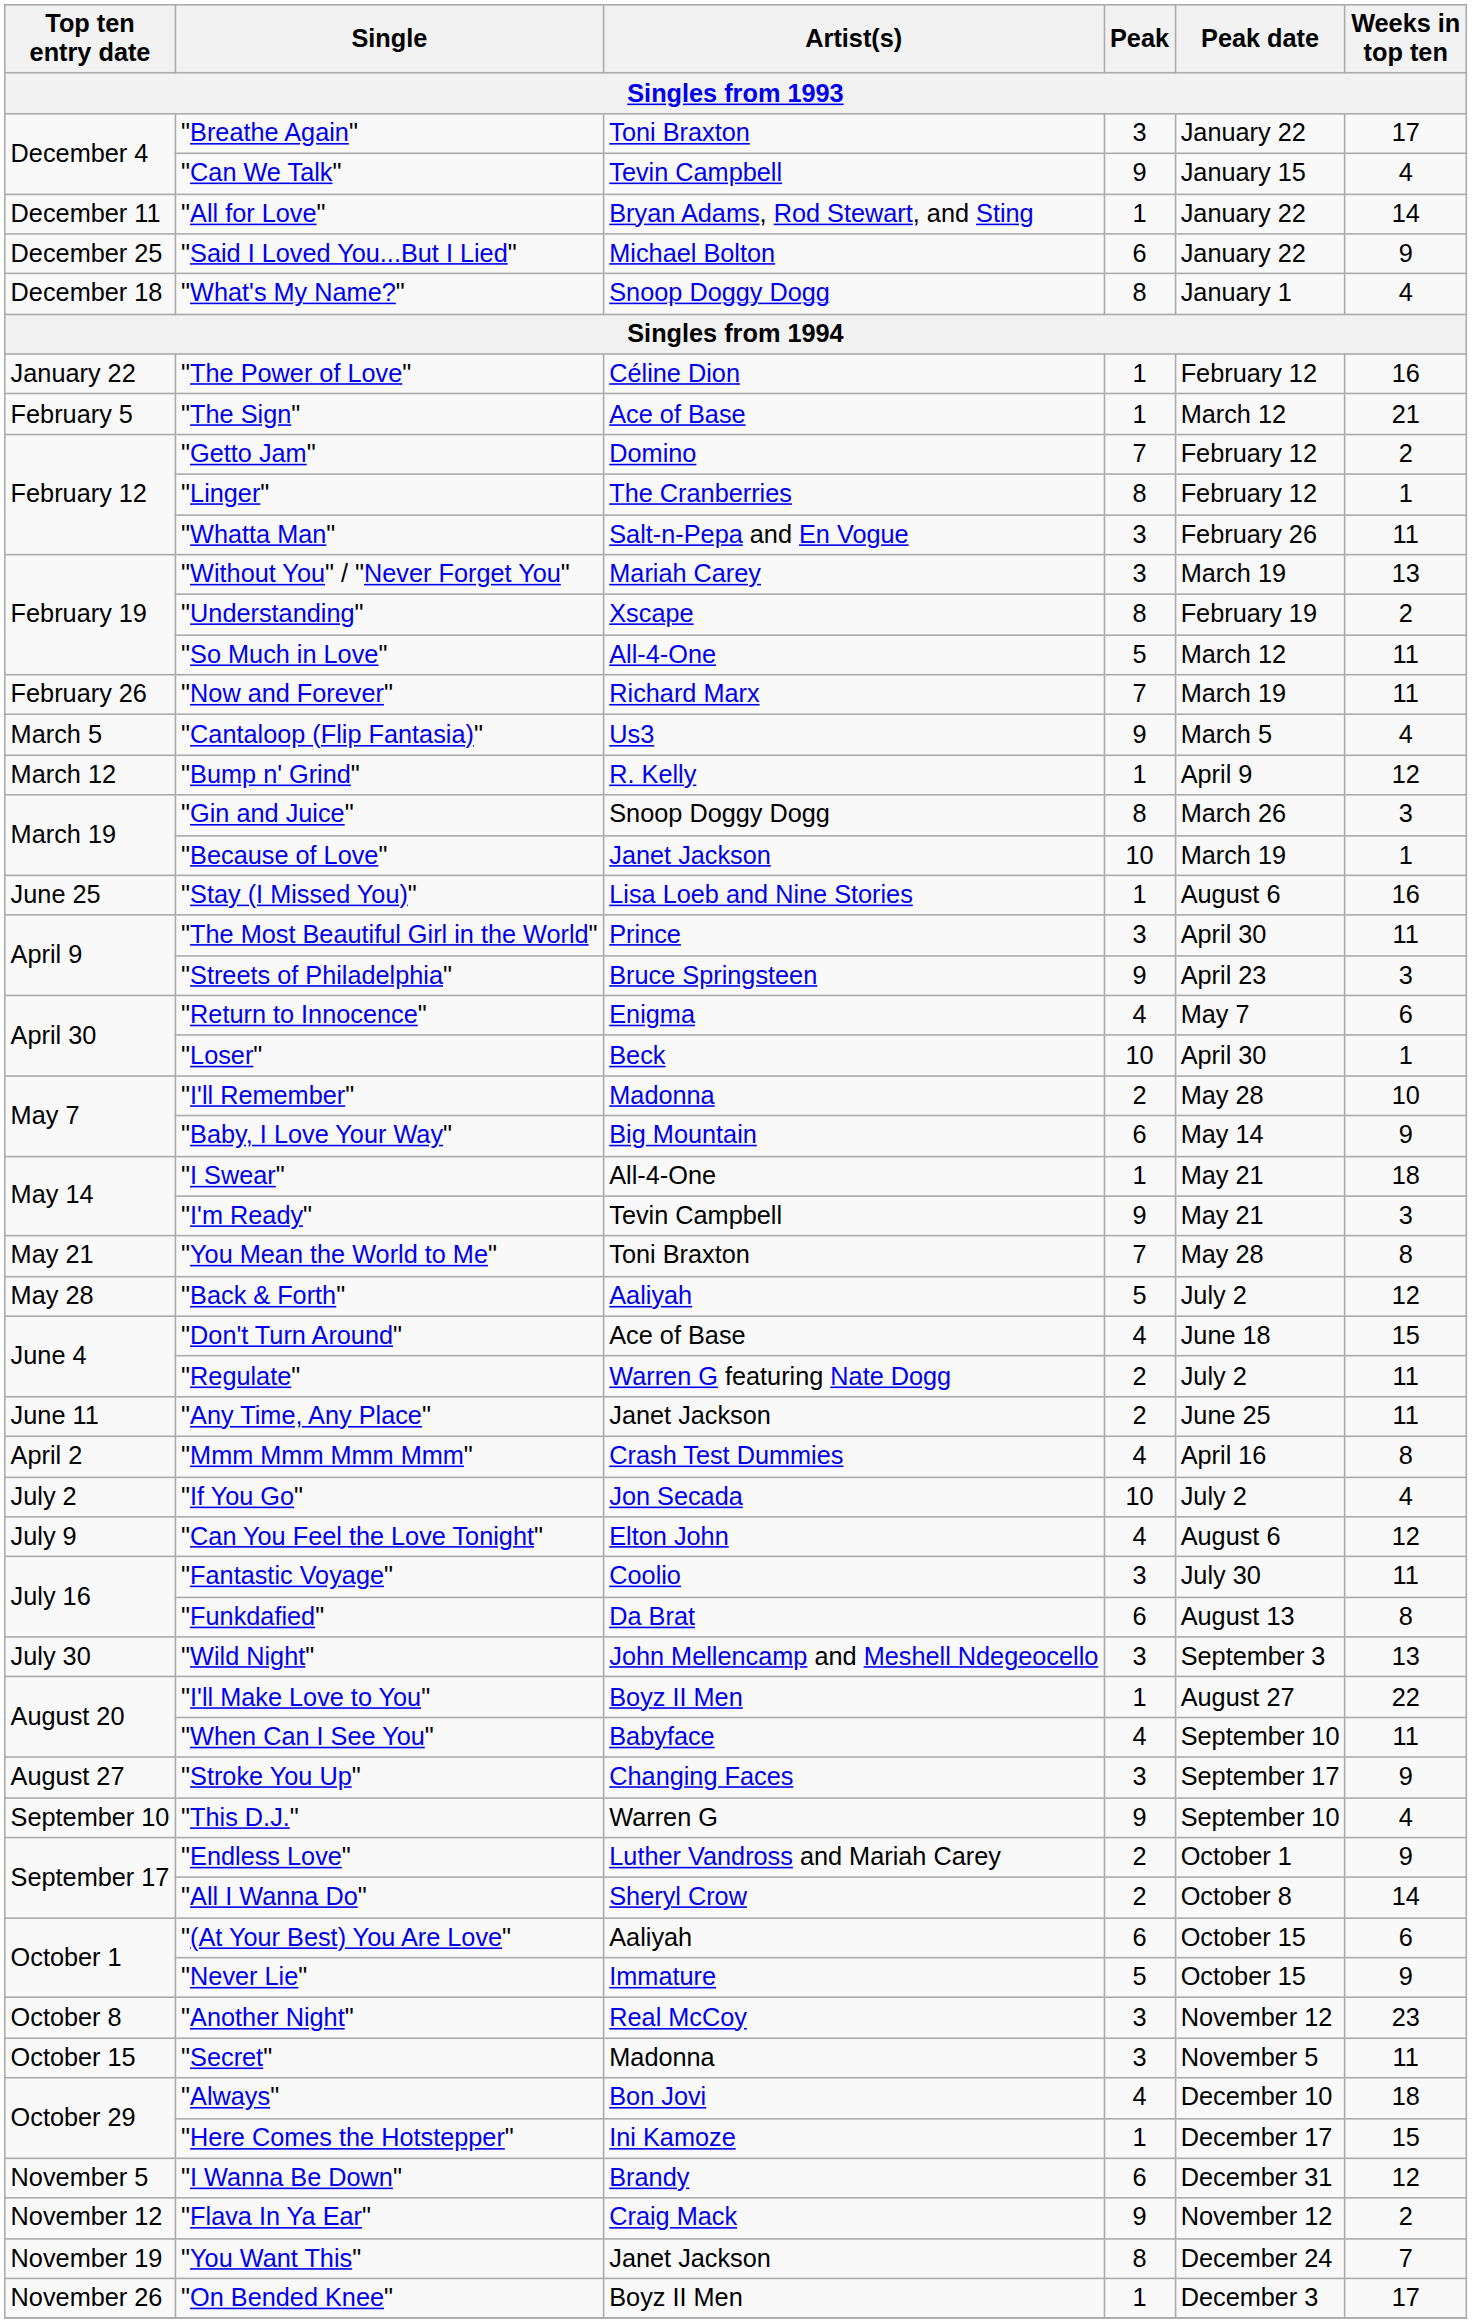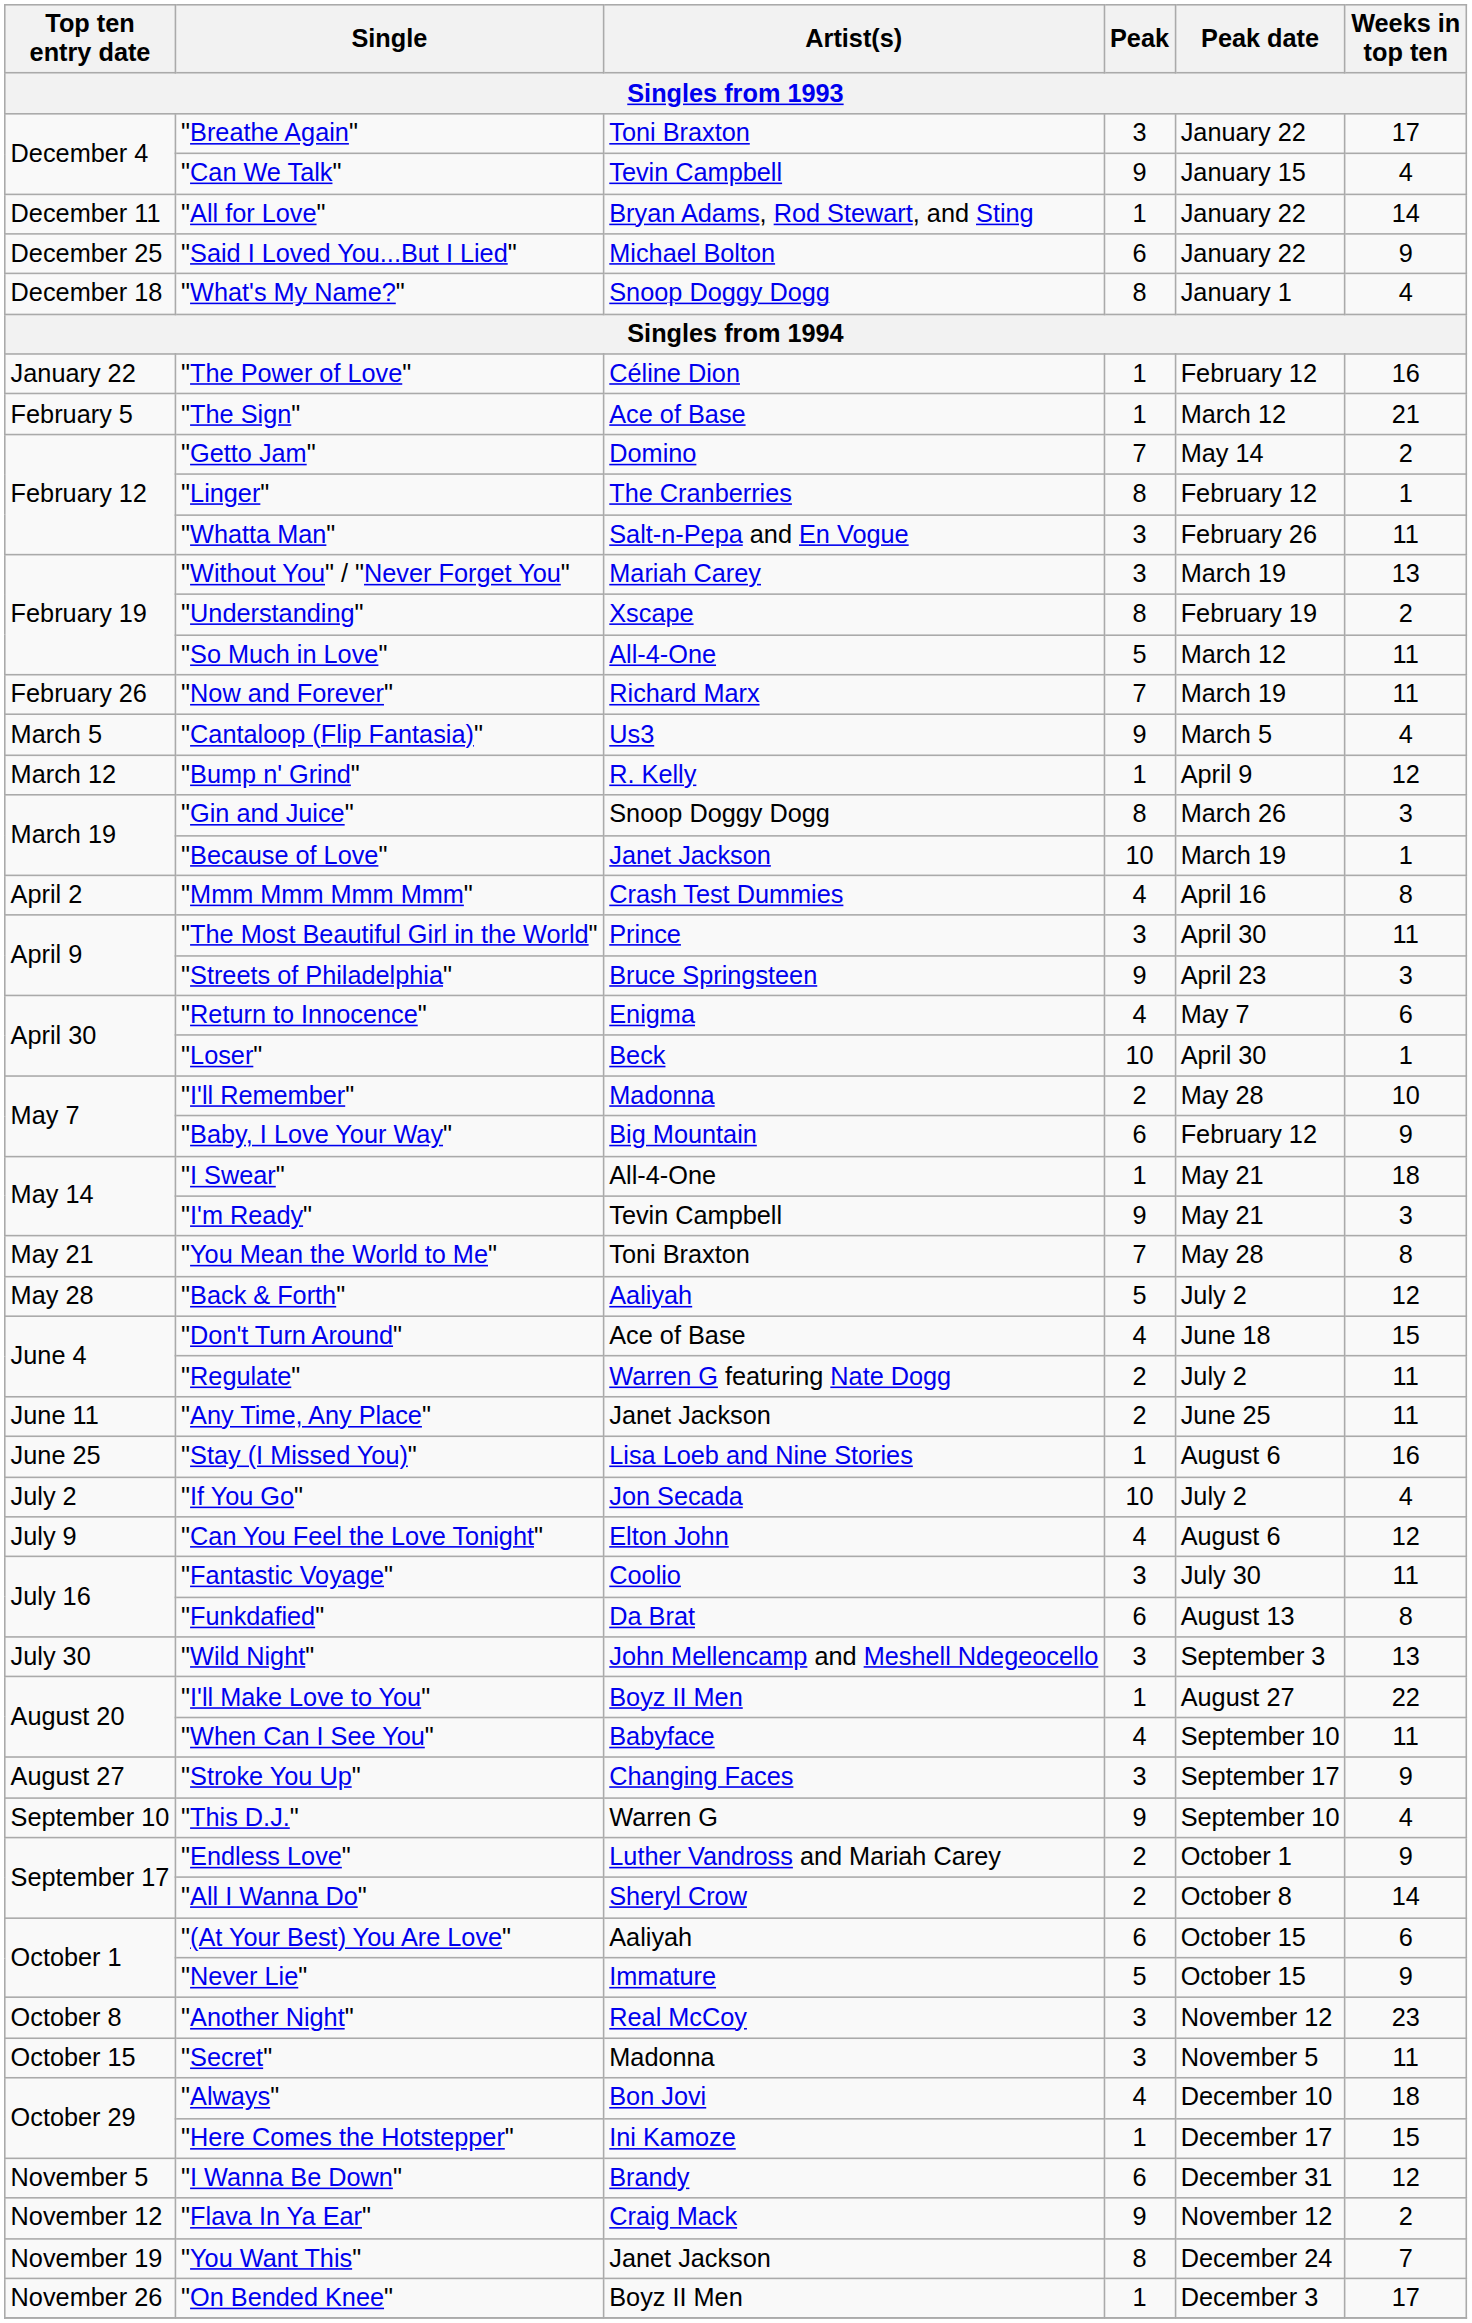(1249, 453) February 12 -> (1222, 453) May 14
rows swapped: (327, 1456) <-> (299, 894)
(1222, 1135) May 14 -> (1249, 1135) February 12
